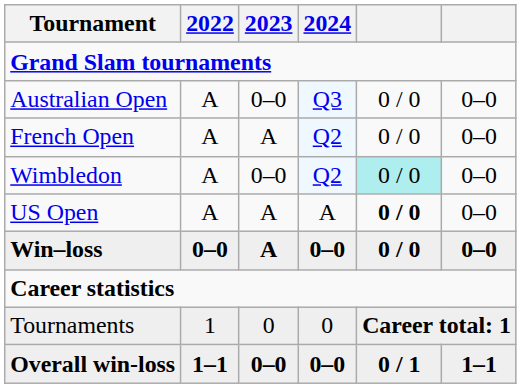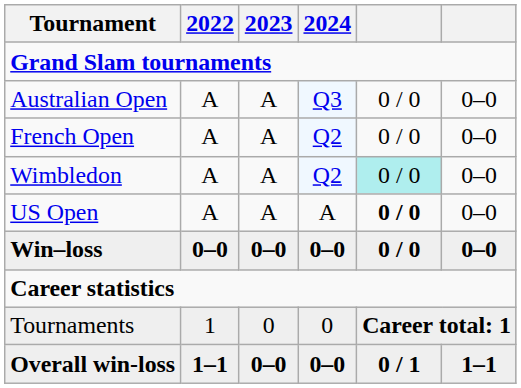(269, 99) 0–0 -> (269, 99) A
(269, 174) 0–0 -> (269, 174) A
(269, 250) A -> (269, 250) 0–0
